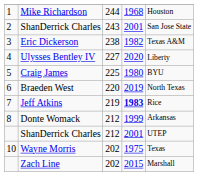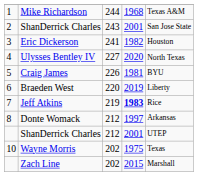(160, 12) Houston -> (166, 12) Texas A&M
(112, 42) 238 -> (112, 42) 241
(166, 42) Texas A&M -> (160, 42) Houston
(159, 57) Liberty -> (166, 57) North Texas
(112, 73) 225 -> (112, 73) 226
(134, 73) 1980 -> (134, 73) 1981
(166, 88) North Texas -> (159, 88) Liberty
(134, 118) 1999 -> (134, 118) 1997
